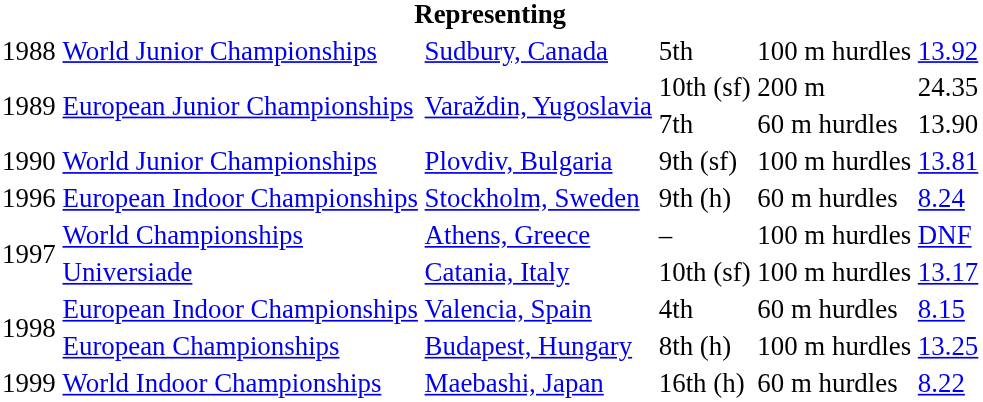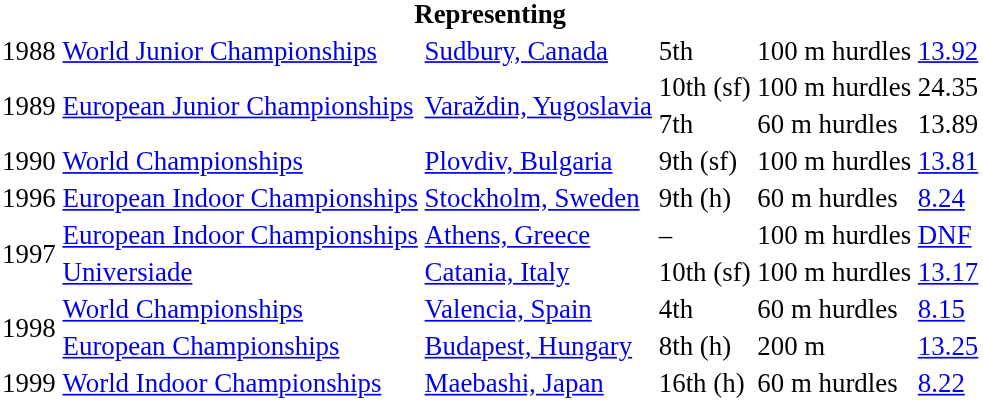(791, 87) 200 m -> (834, 87) 100 m hurdles
(948, 124) 13.90 -> (948, 124) 13.89
(220, 161) World Junior Championships -> (183, 161) World Championships
(183, 235) World Championships -> (240, 235) European Indoor Championships
(240, 309) European Indoor Championships -> (183, 309) World Championships
(834, 346) 100 m hurdles -> (791, 346) 200 m
